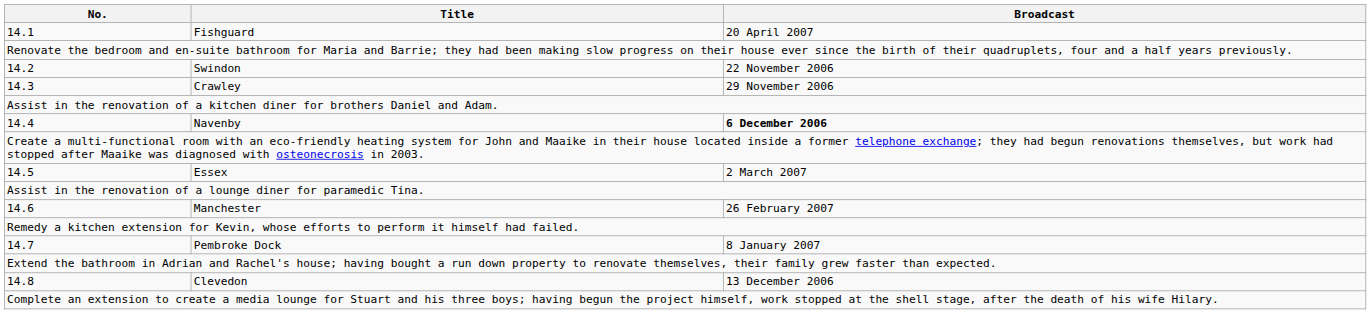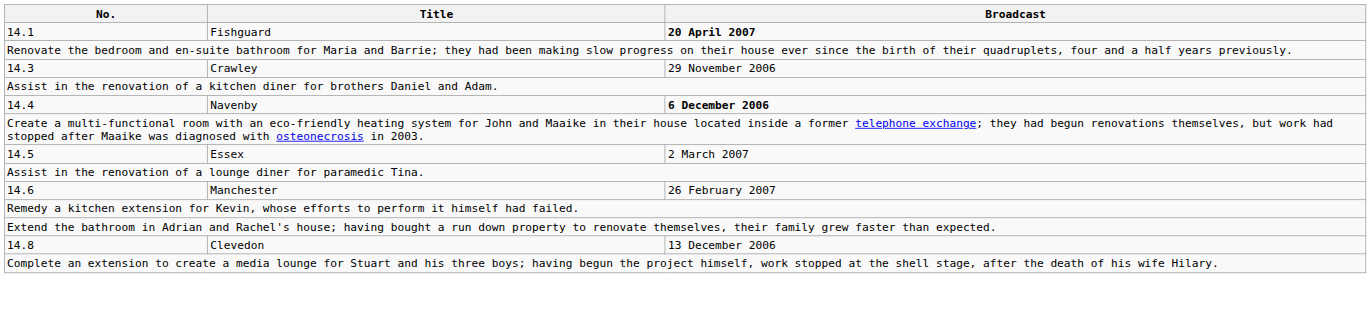(770, 32) normal -> (712, 32) bold
- row: (217, 68)
- row: (237, 245)
